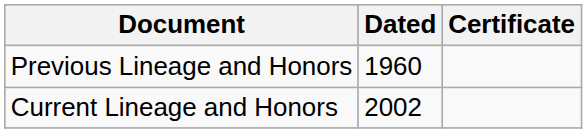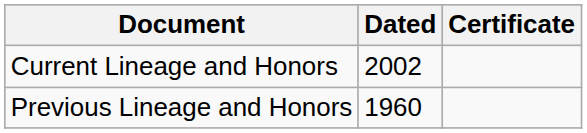rows swapped: (182, 66) <-> (174, 107)
